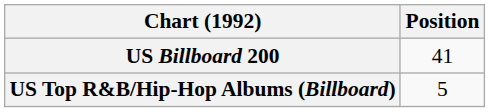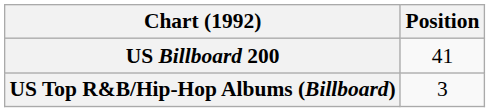(442, 89) 5 -> (442, 89) 3
